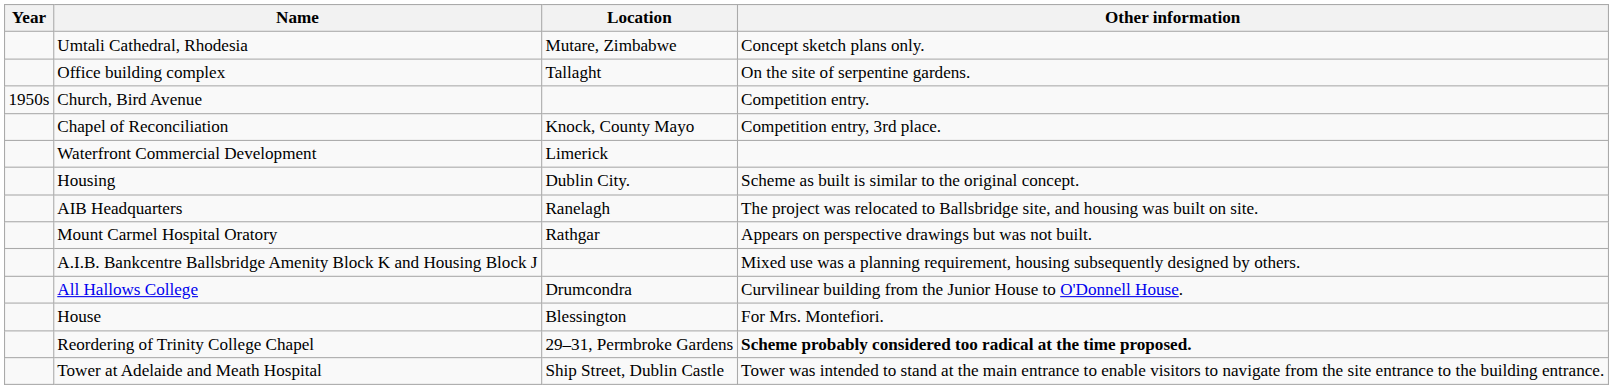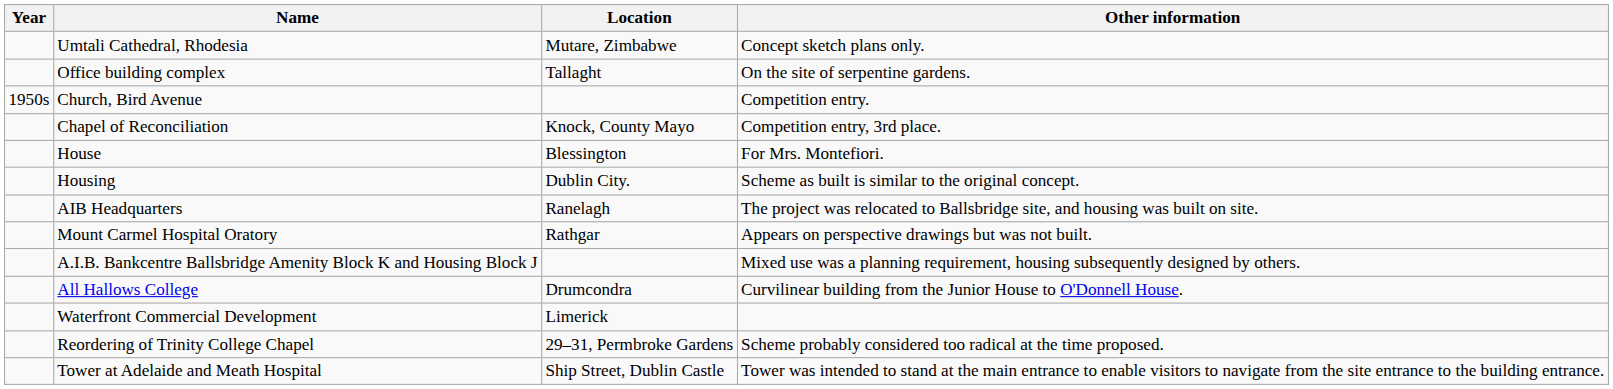rows swapped: (79, 316) <-> (187, 153)
(966, 343) bold -> (952, 343) normal
